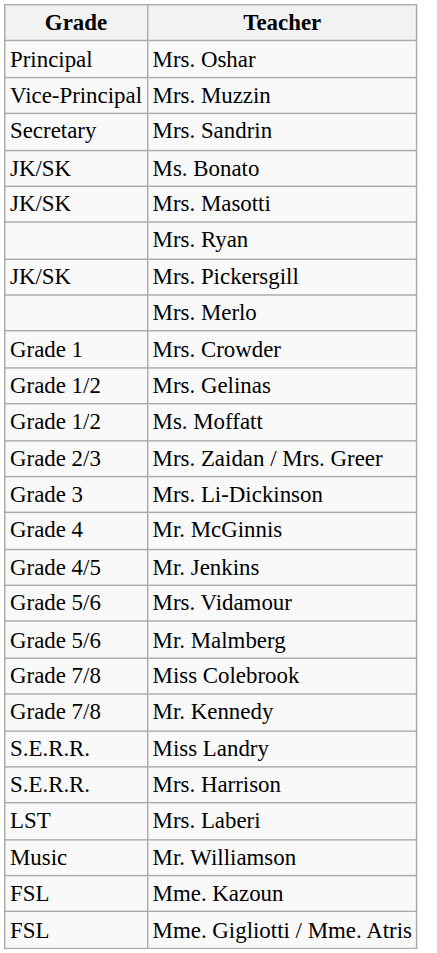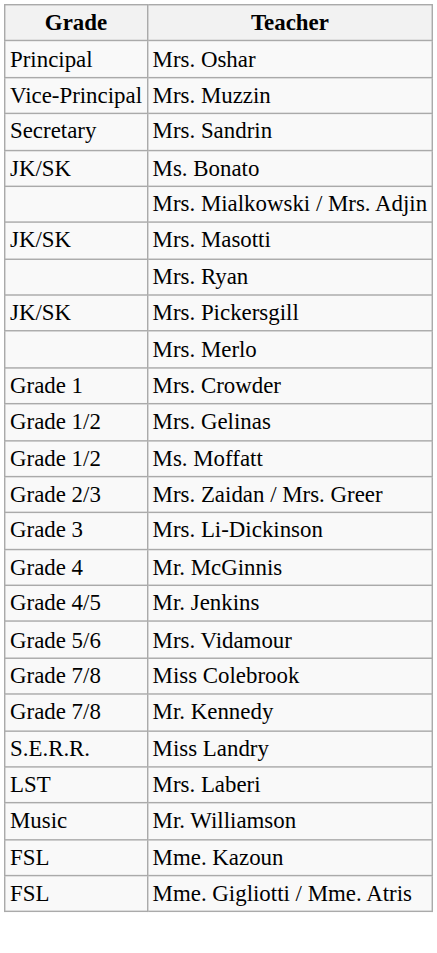+ row: (290, 204)
- row: (219, 639)
- row: (217, 784)
